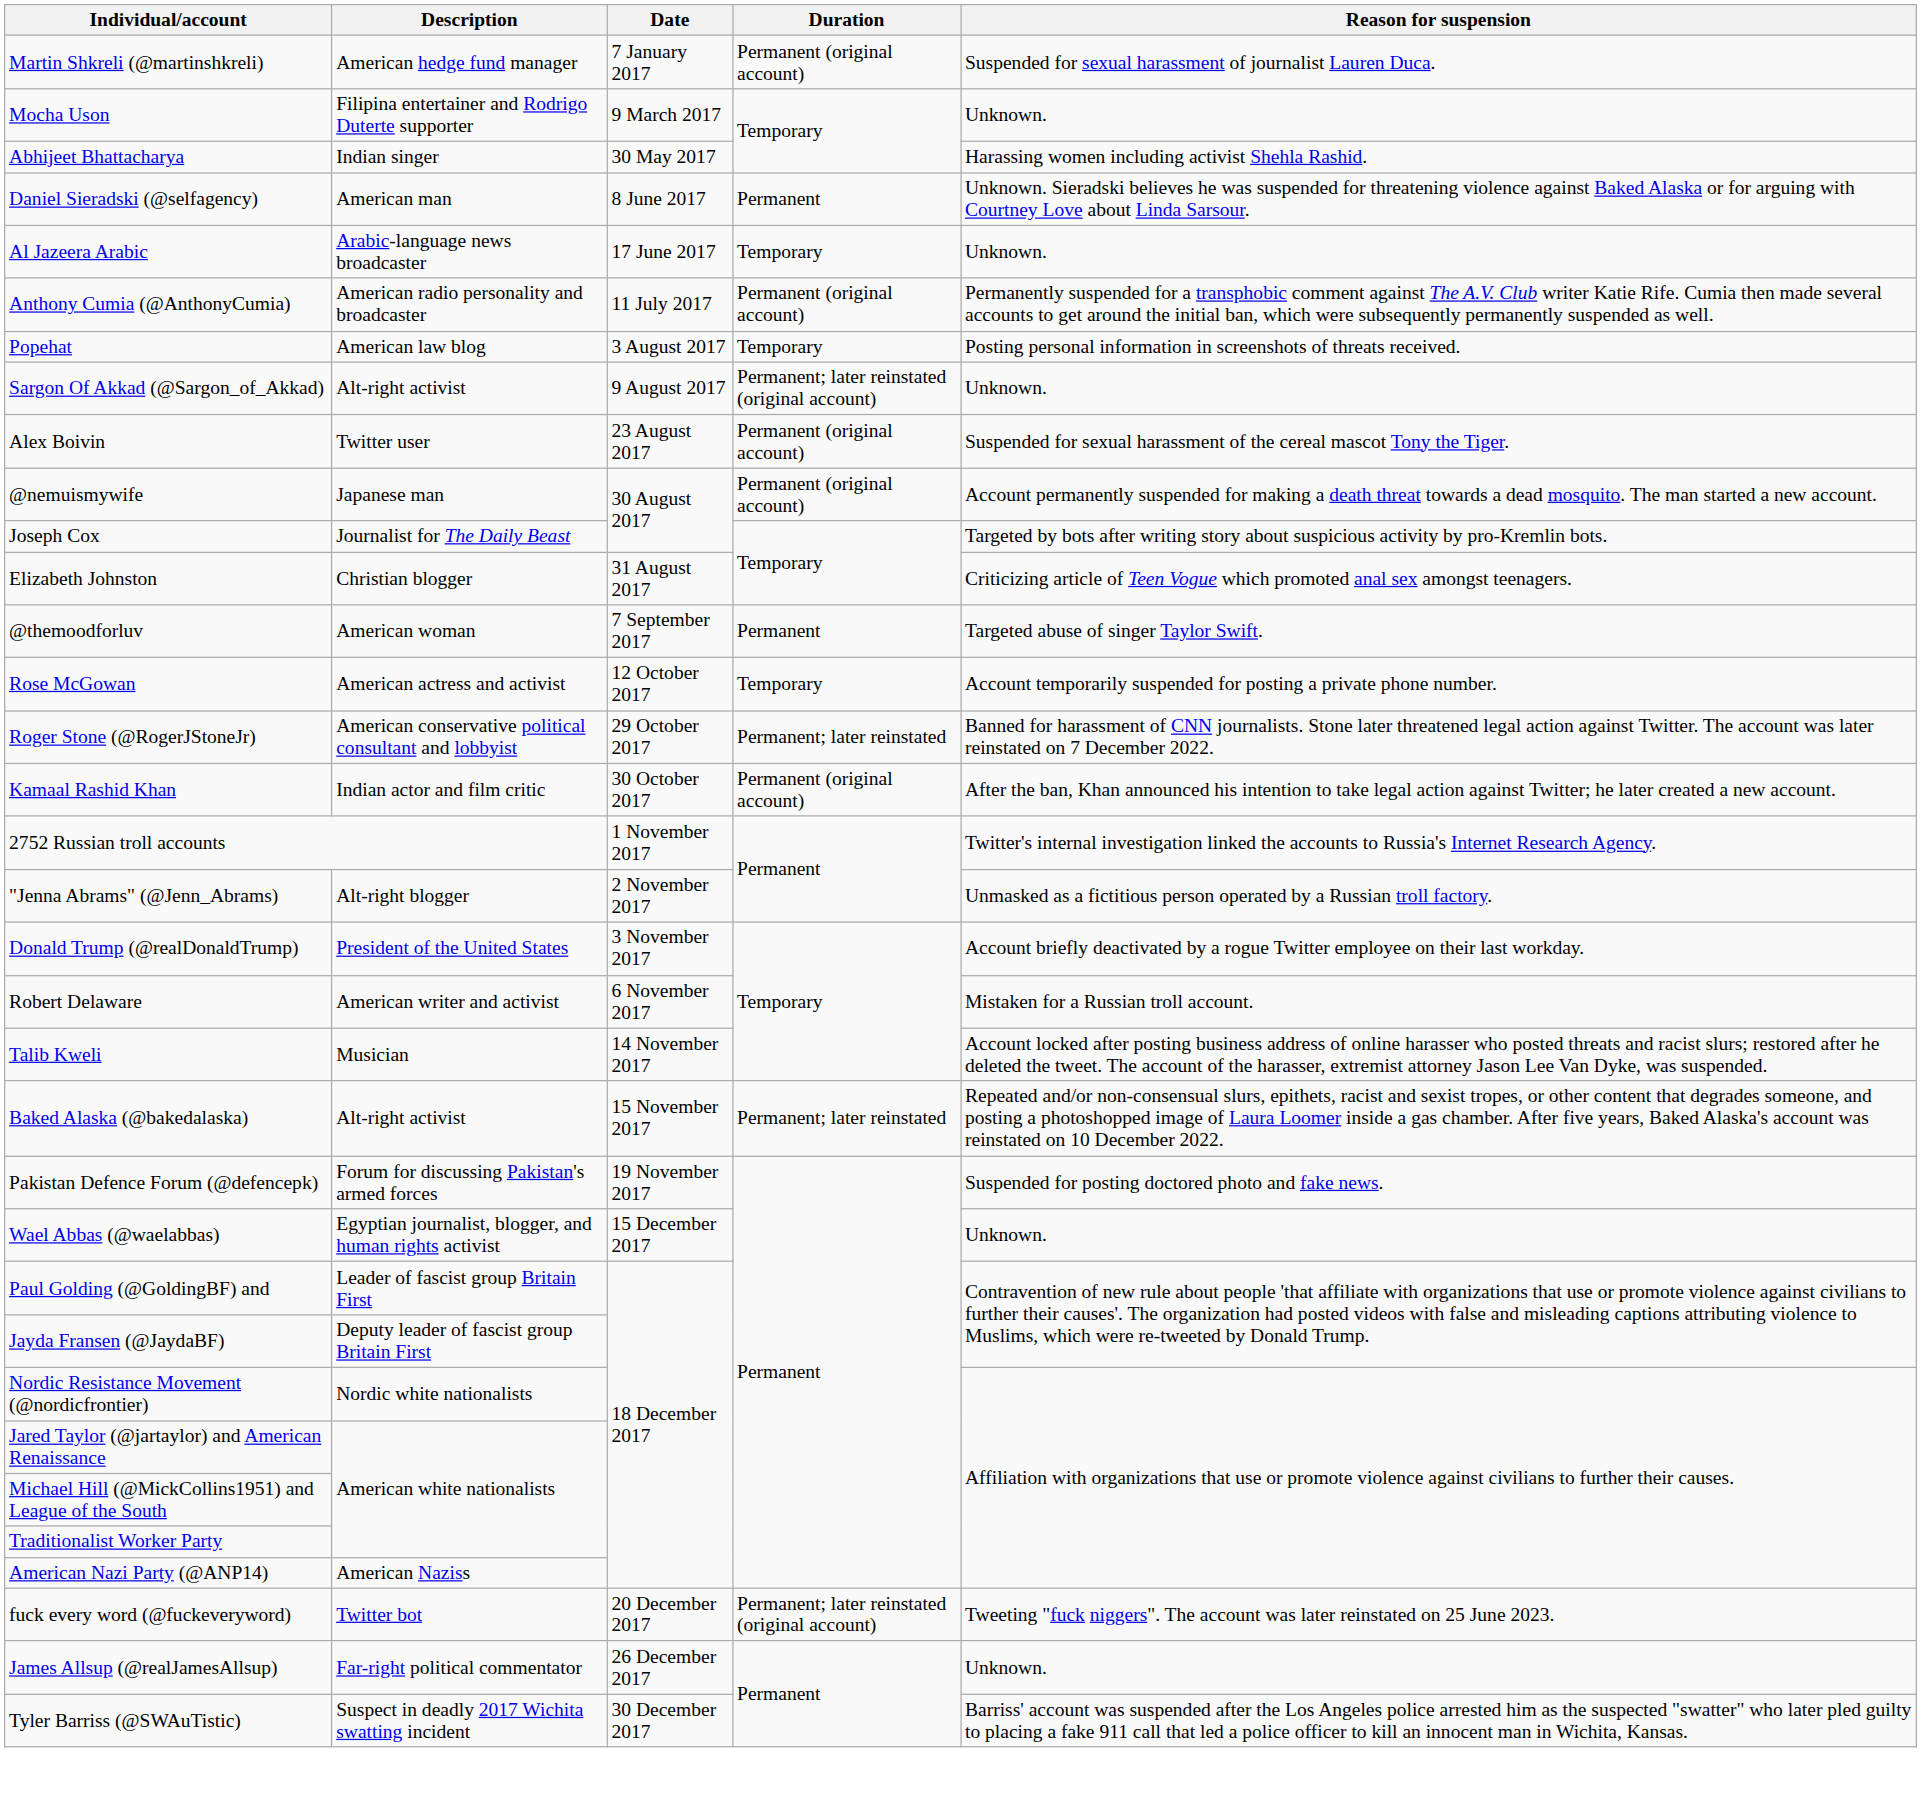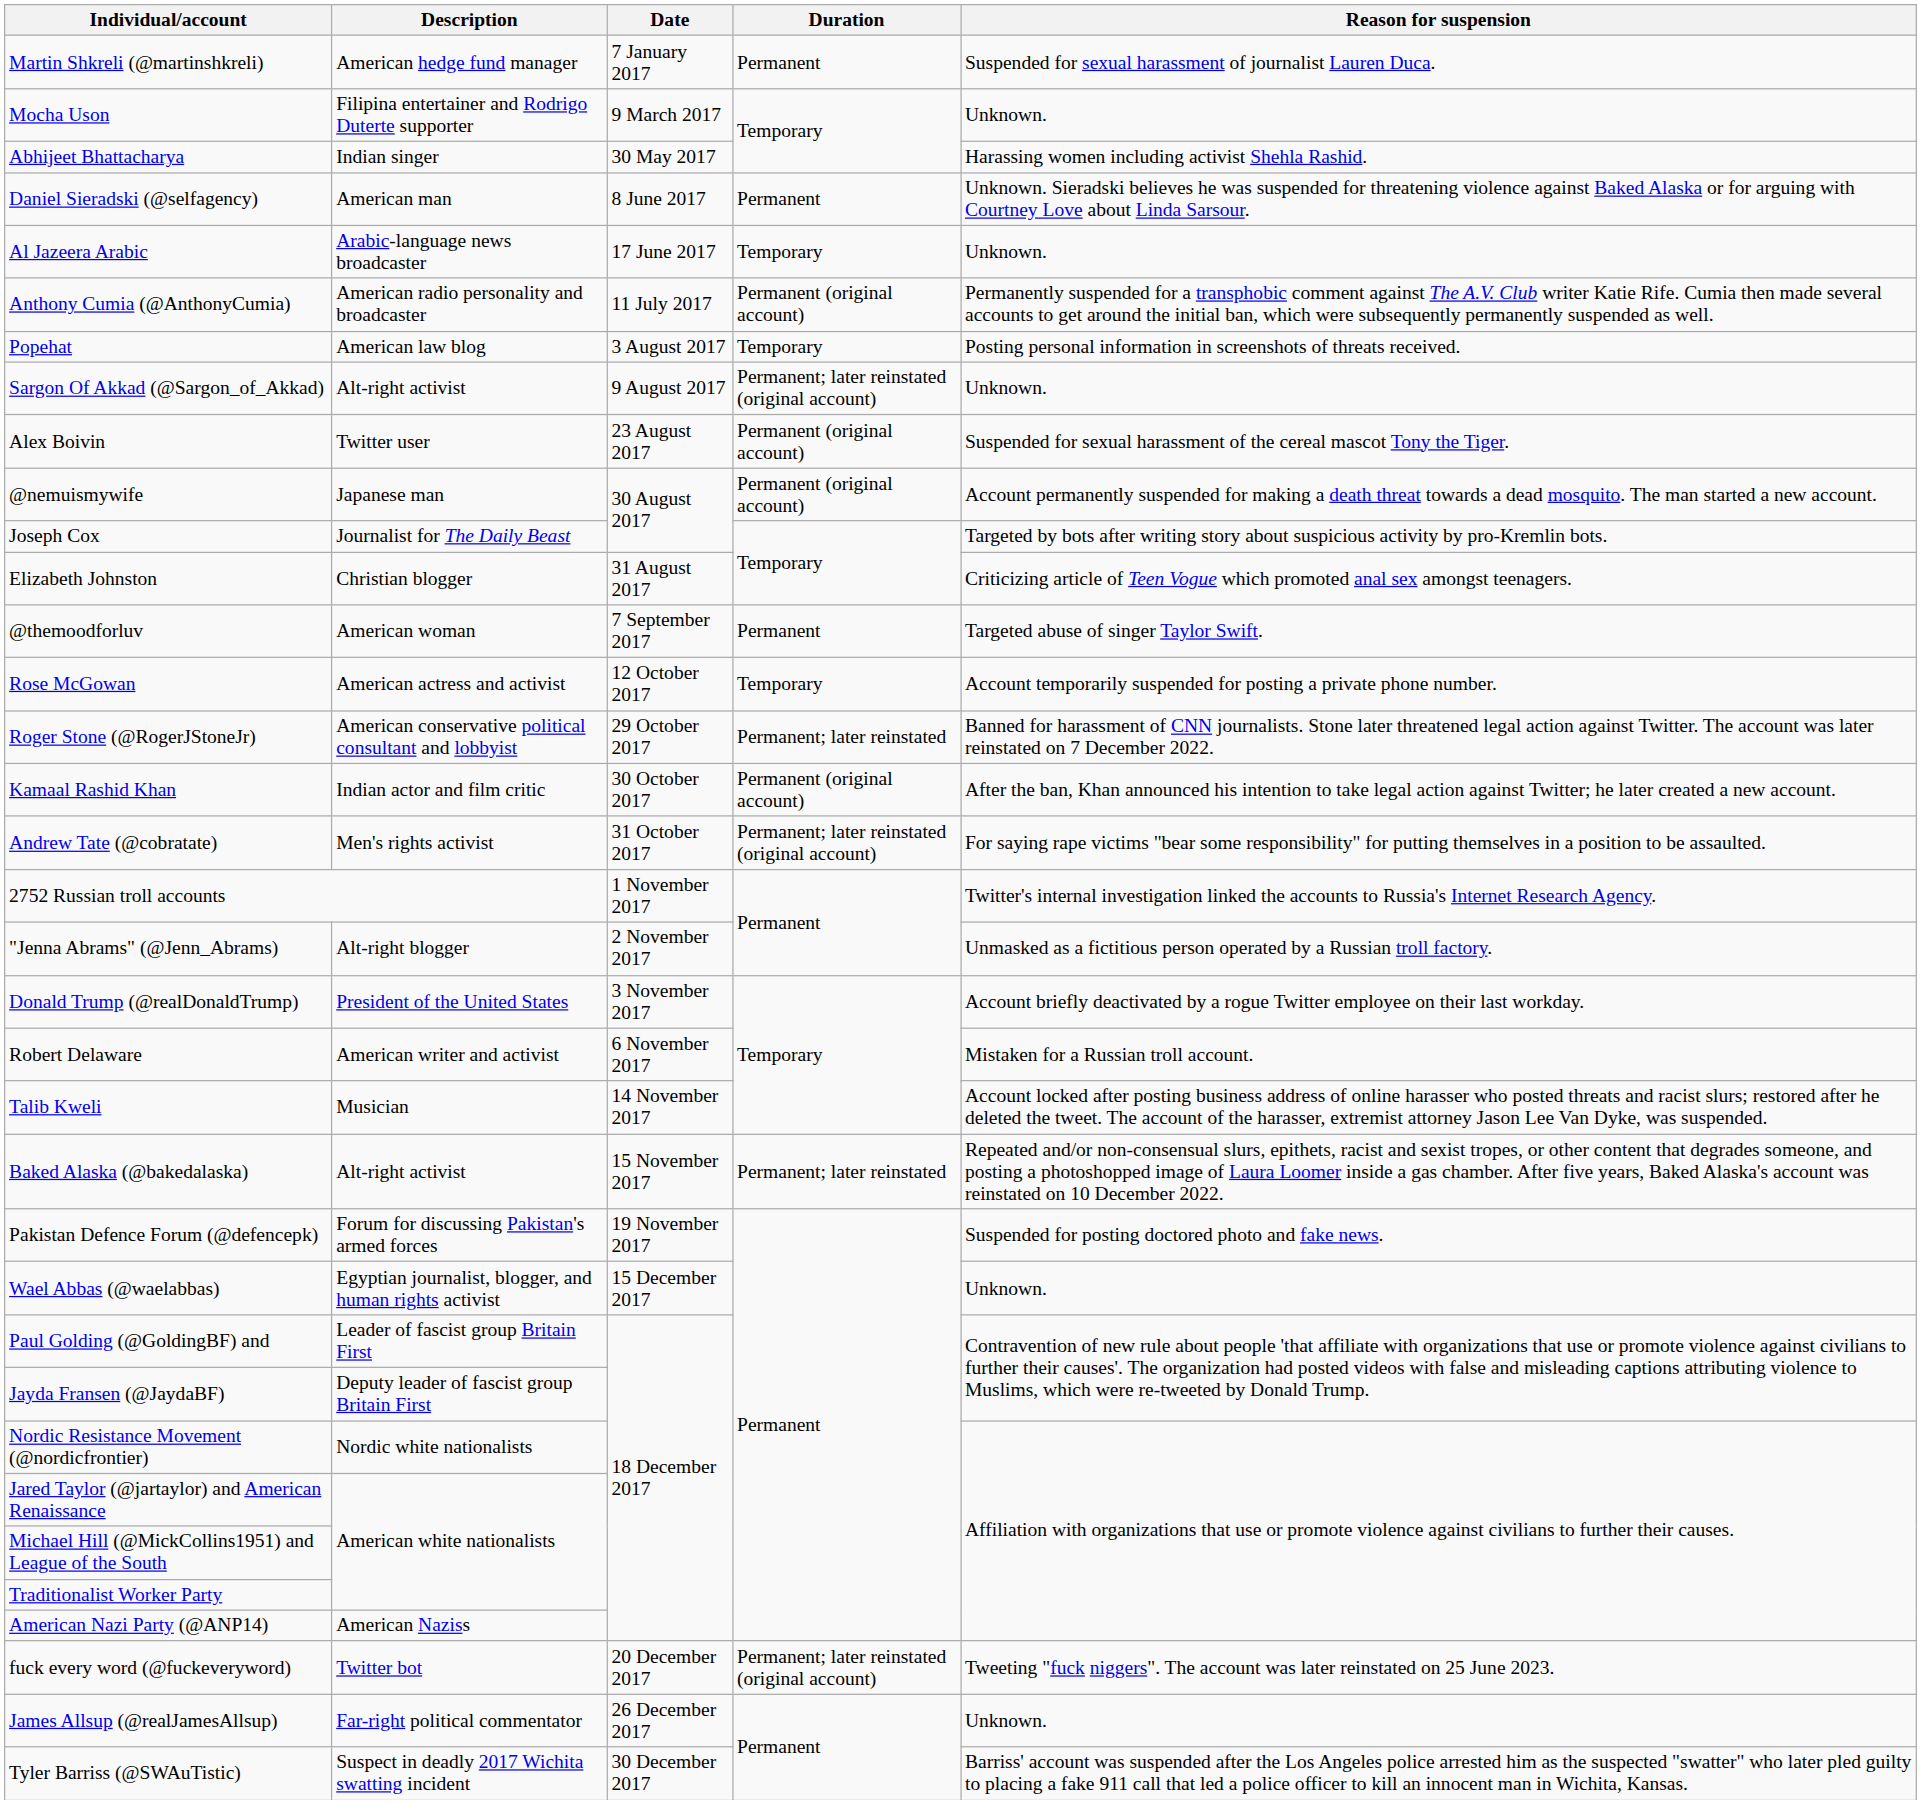(815, 61) Permanent (original account) -> (779, 61) Permanent
+ row: (113, 842)
